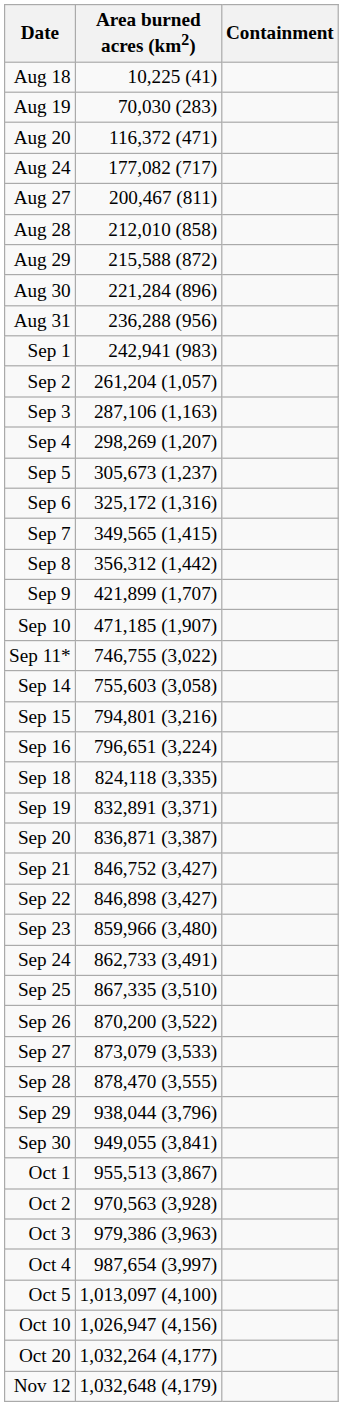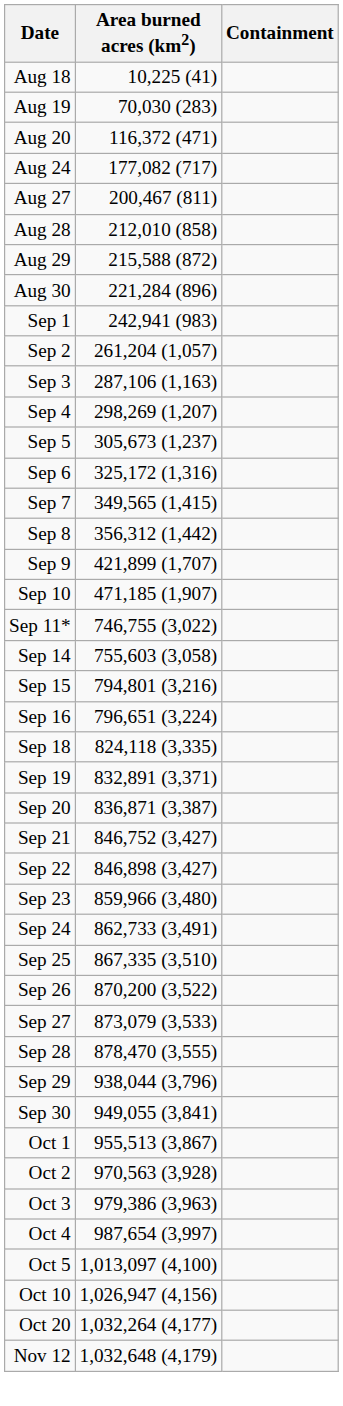- row: (42, 320)
